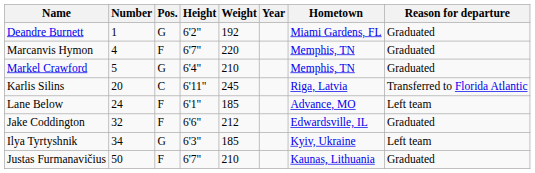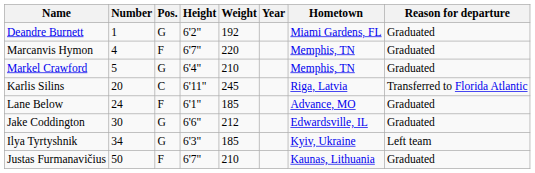(409, 104) Left team -> (411, 104) Graduated
(117, 123) 32 -> (117, 123) 30
(161, 123) F -> (162, 123) G
